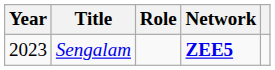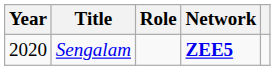(28, 49) 2023 -> (28, 49) 2020
